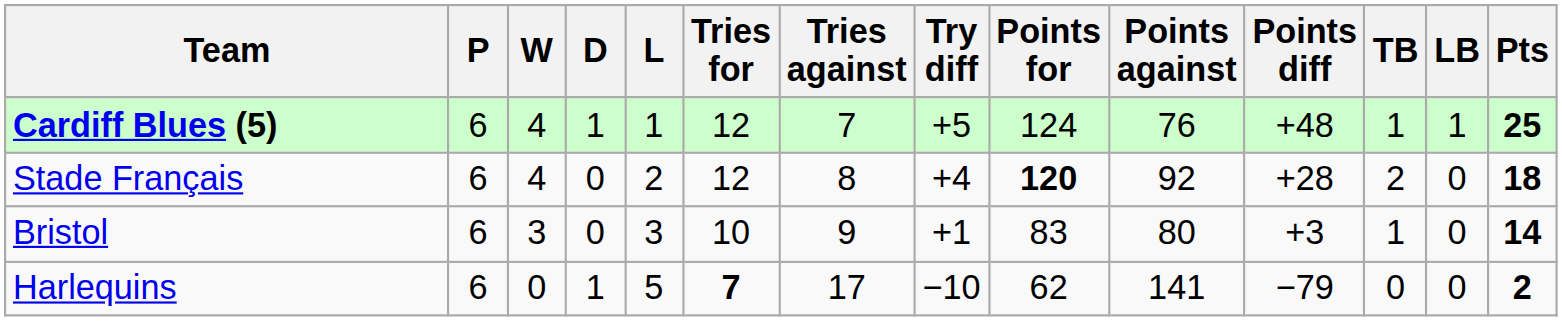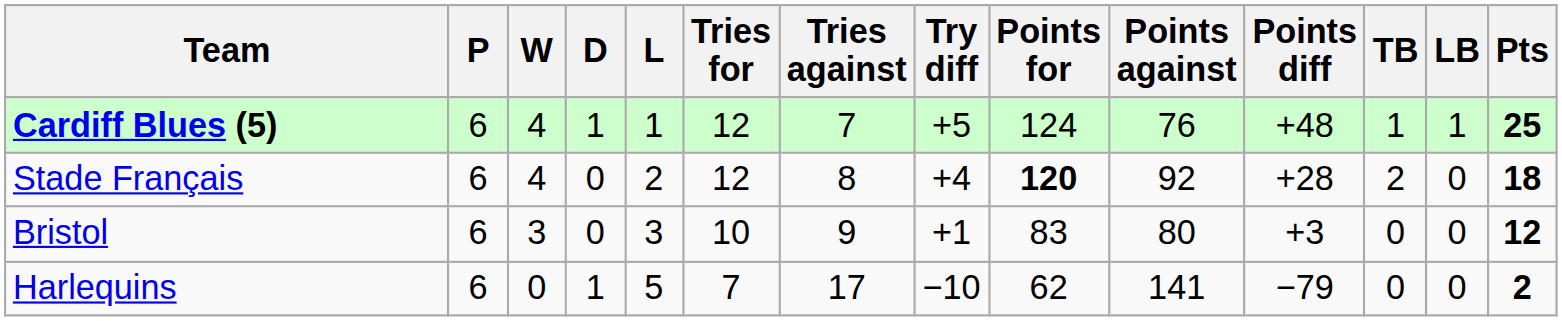(1396, 233) 1 -> (1396, 233) 0
(1522, 233) 14 -> (1522, 233) 12
(731, 287) bold -> (731, 287) normal
